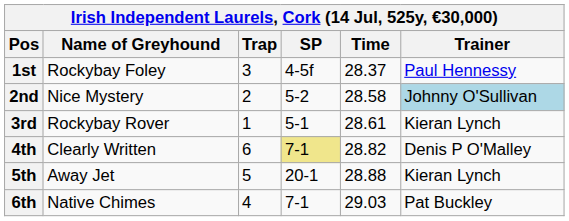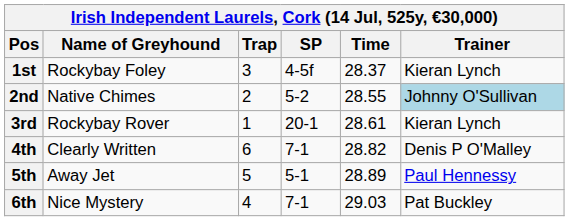(460, 70) Paul Hennessy -> (453, 70) Kieran Lynch
(95, 96) Nice Mystery -> (101, 96) Native Chimes
(365, 96) 28.58 -> (365, 96) 28.55
(297, 123) 5-1 -> (302, 123) 20-1
(297, 149) khaki background -> (297, 149) no background
(302, 176) 20-1 -> (297, 176) 5-1
(365, 176) 28.88 -> (365, 176) 28.89
(453, 176) Kieran Lynch -> (460, 176) Paul Hennessy
(101, 202) Native Chimes -> (95, 202) Nice Mystery
